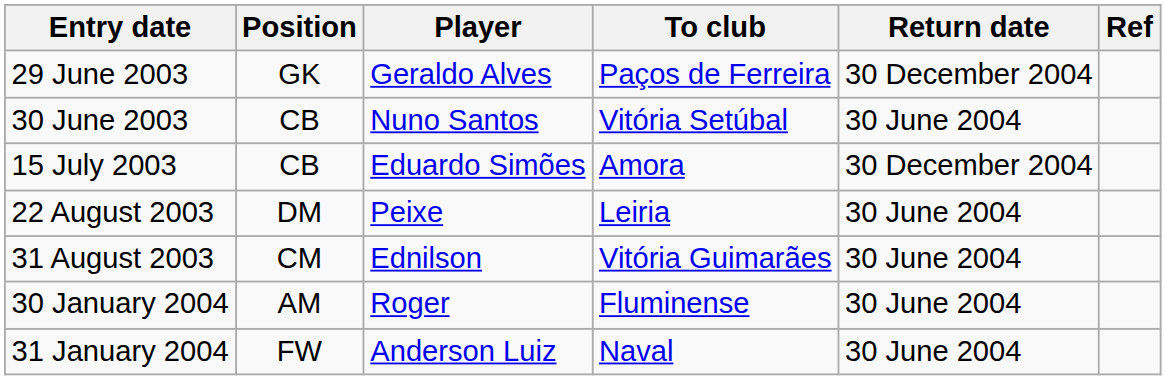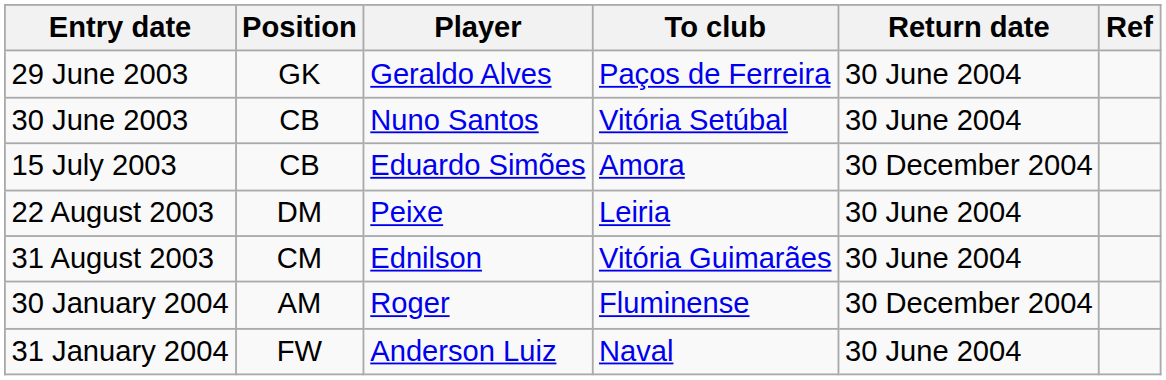(969, 73) 30 December 2004 -> (933, 73) 30 June 2004
(933, 304) 30 June 2004 -> (969, 304) 30 December 2004
